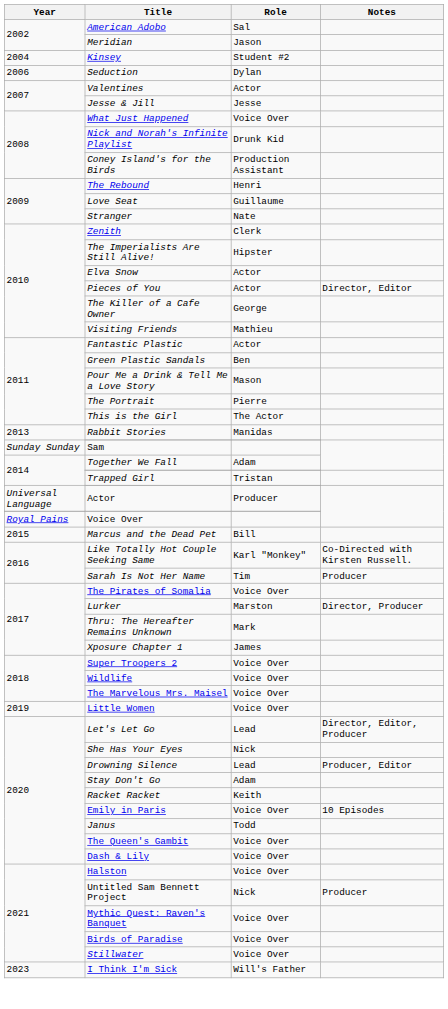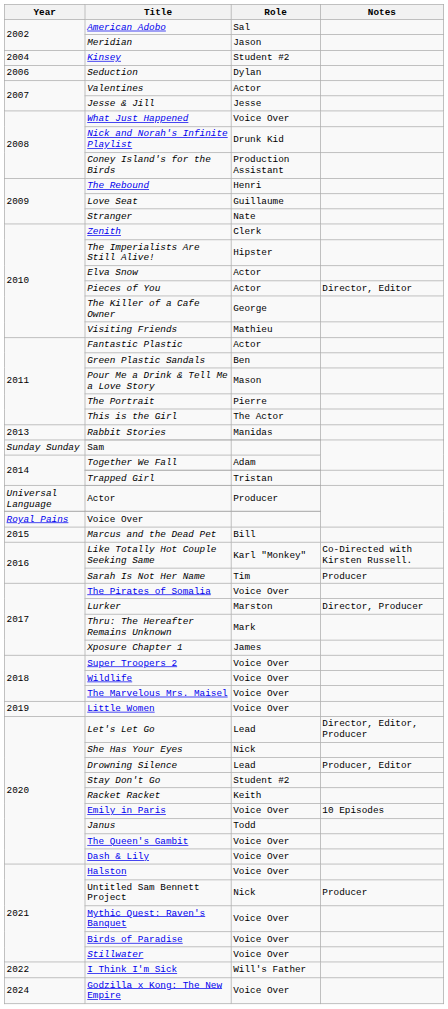(244, 780) Adam -> (261, 780) Student #2
(18, 970) 2023 -> (18, 970) 2022
+ row: (155, 990)
